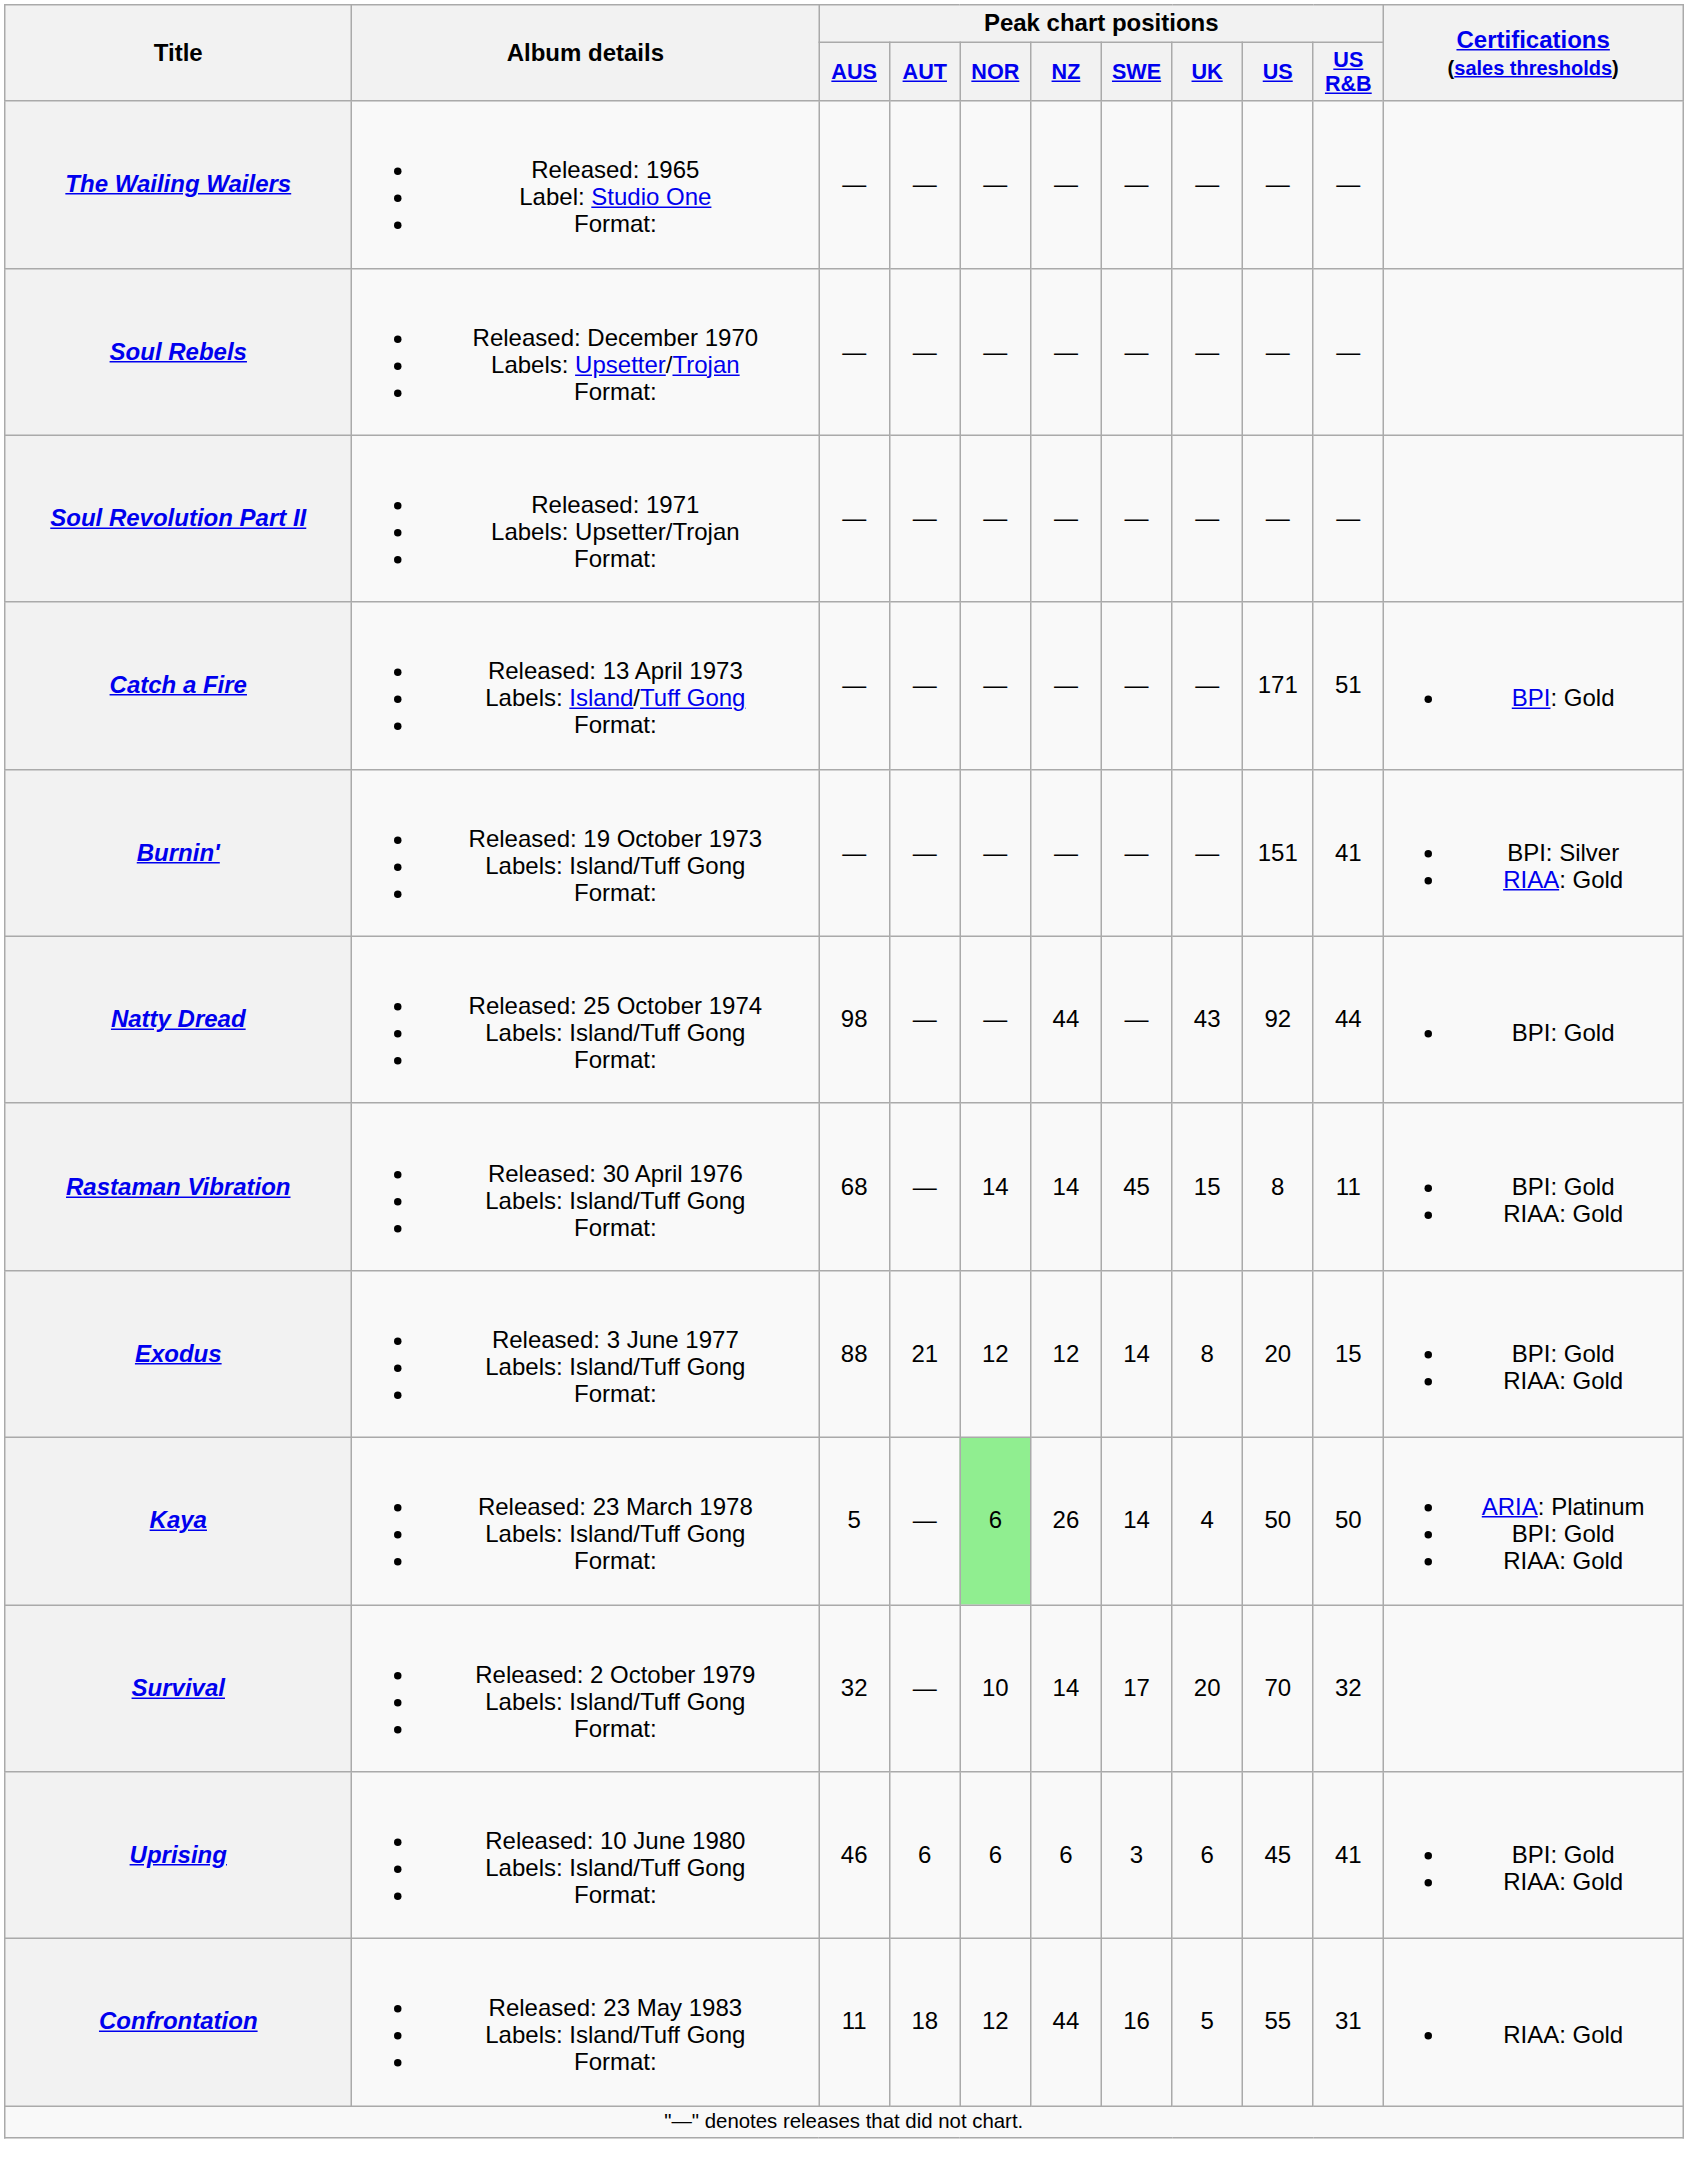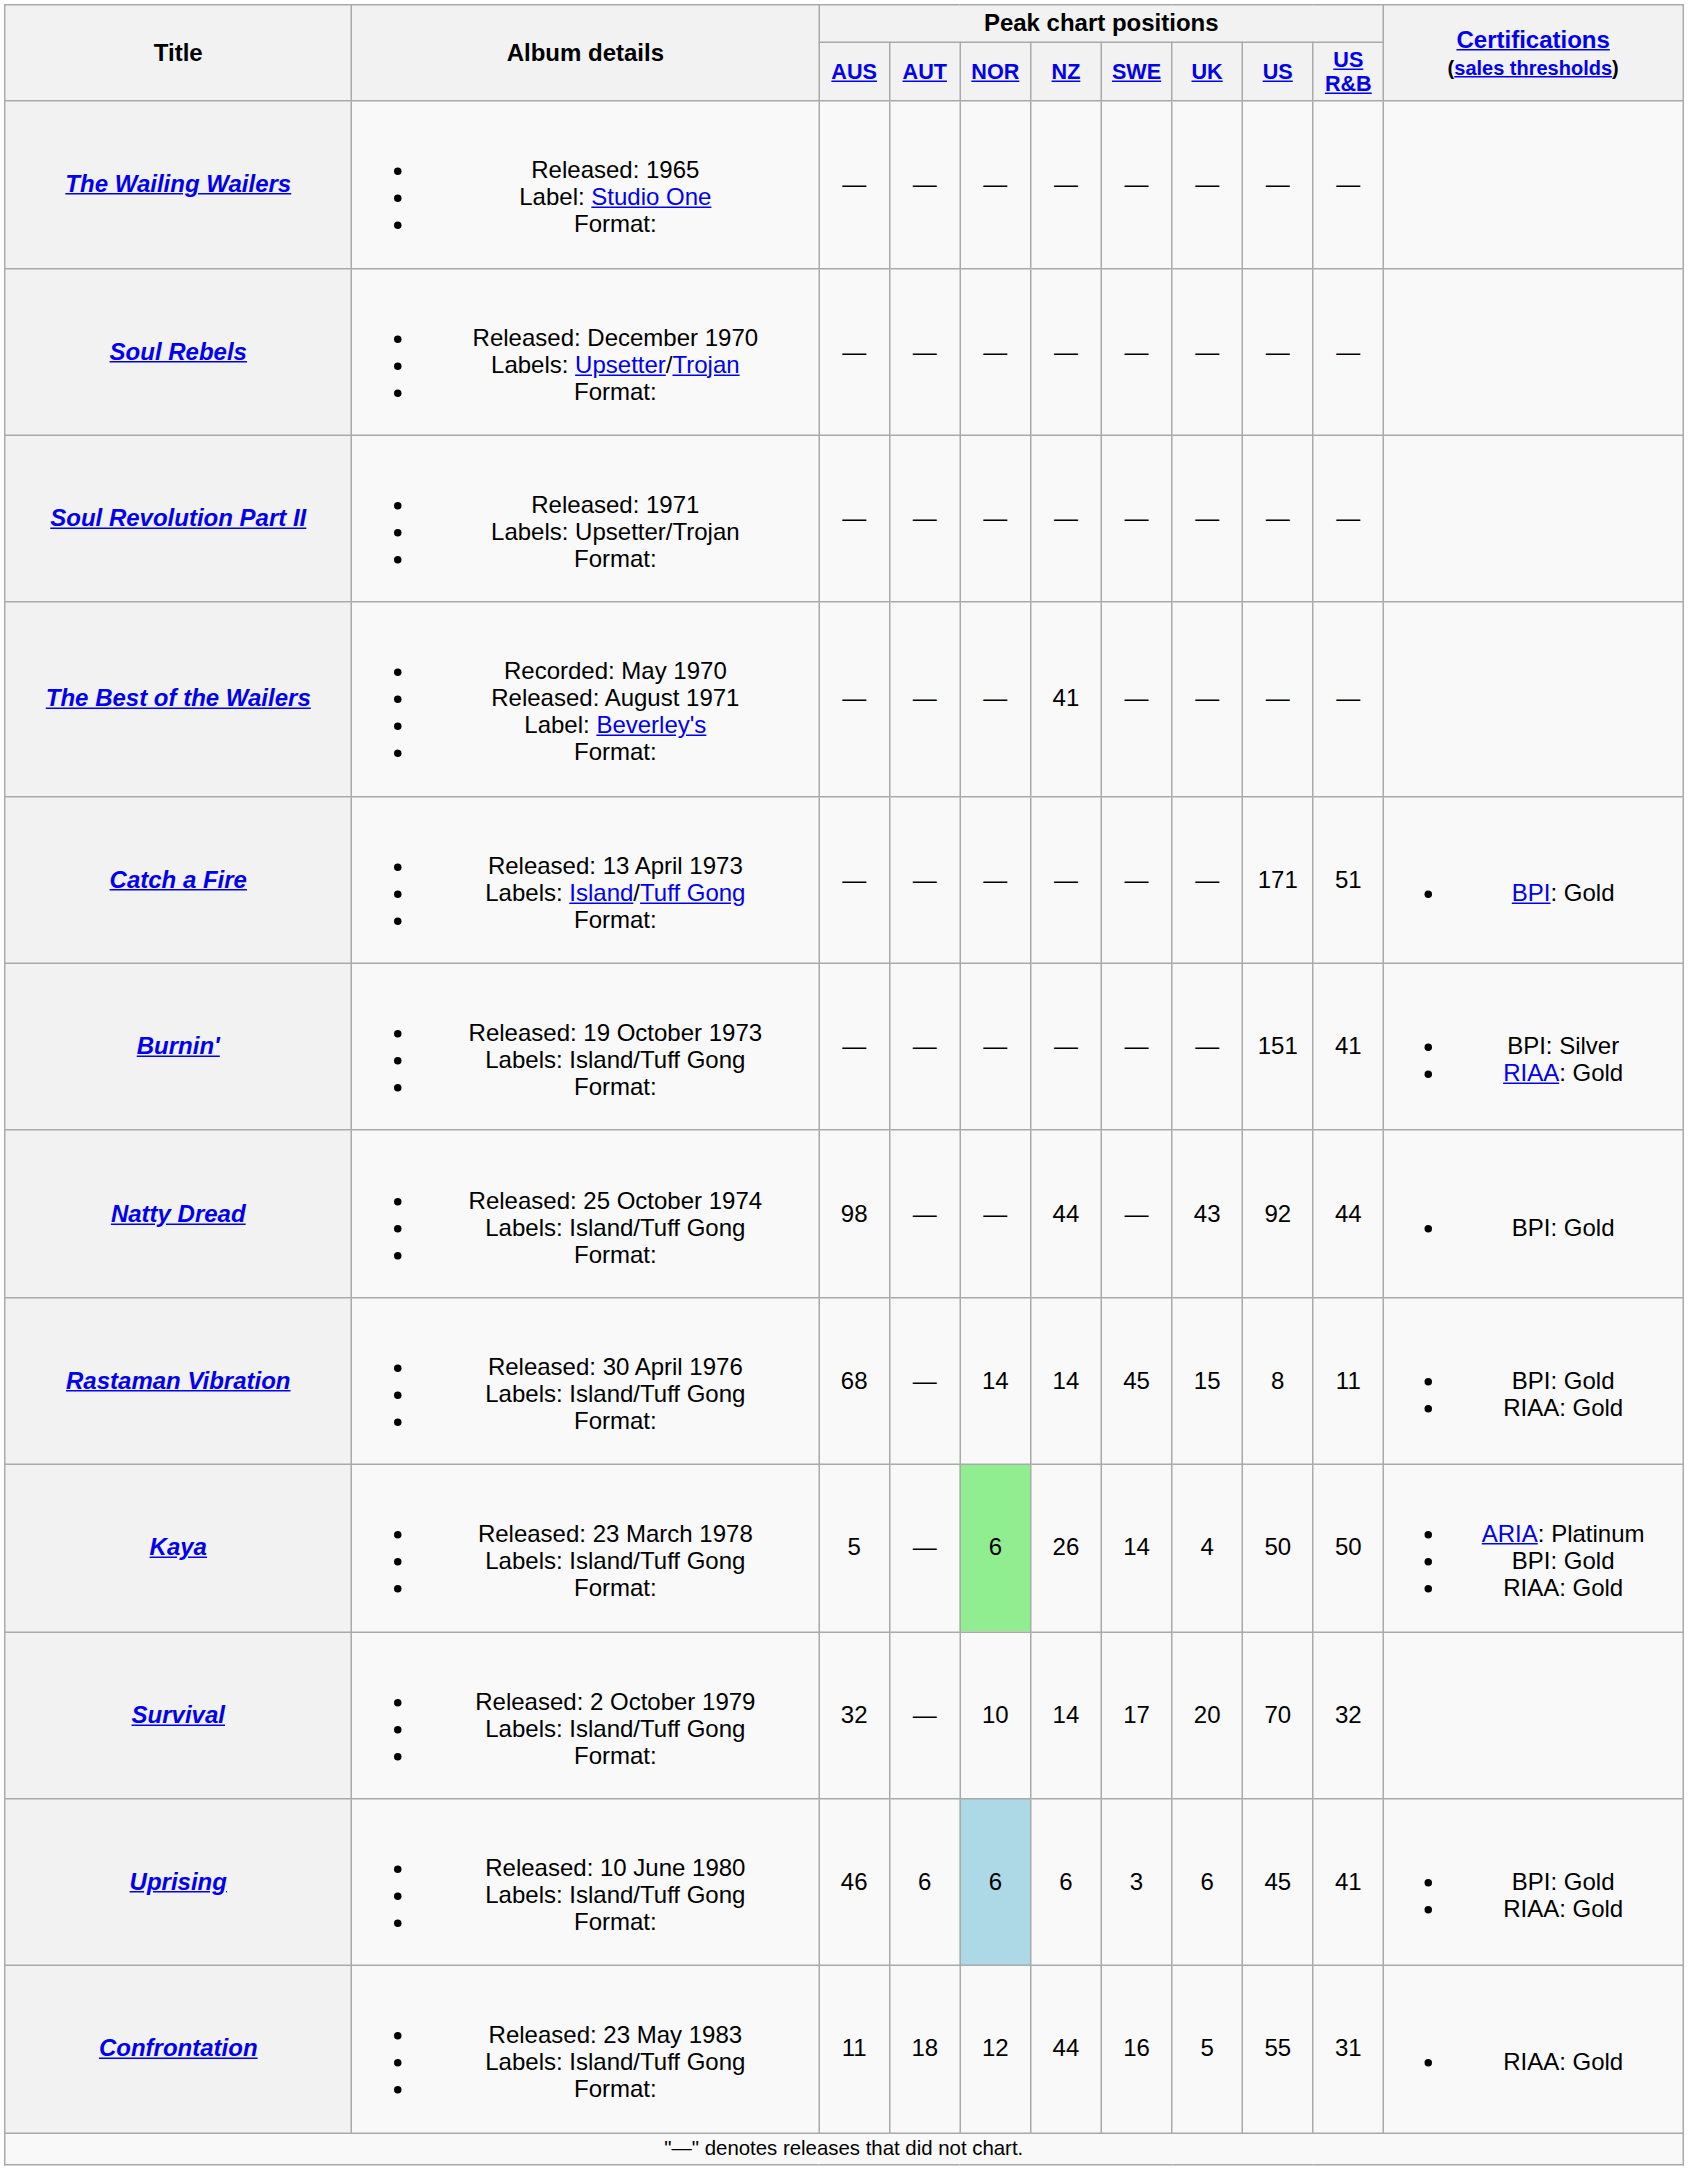+ row: (178, 698)
- row: (178, 1353)
(995, 1854) no background -> (995, 1881) lightblue background
